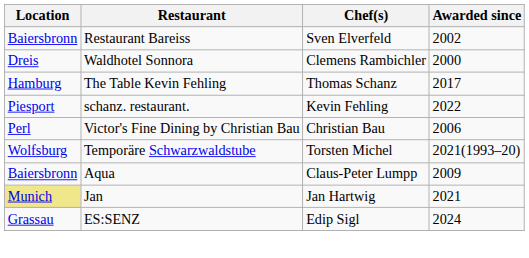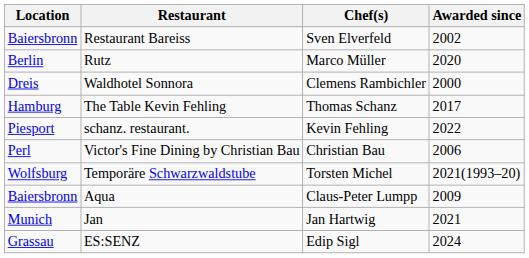+ row: (97, 60)
(30, 196) khaki background -> (30, 219) no background
